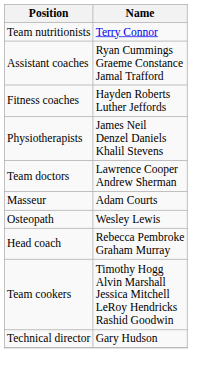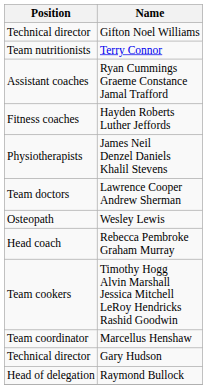+ row: (150, 31)
- row: (127, 201)
+ row: (146, 338)
+ row: (142, 375)
